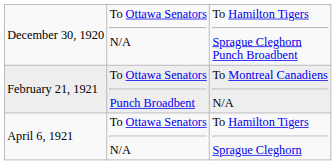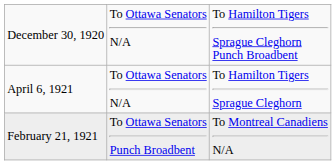rows swapped: (53, 89) <-> (40, 136)
